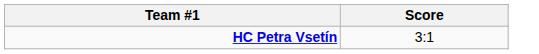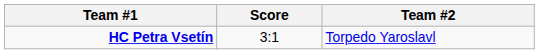+ column: (428, 15)
